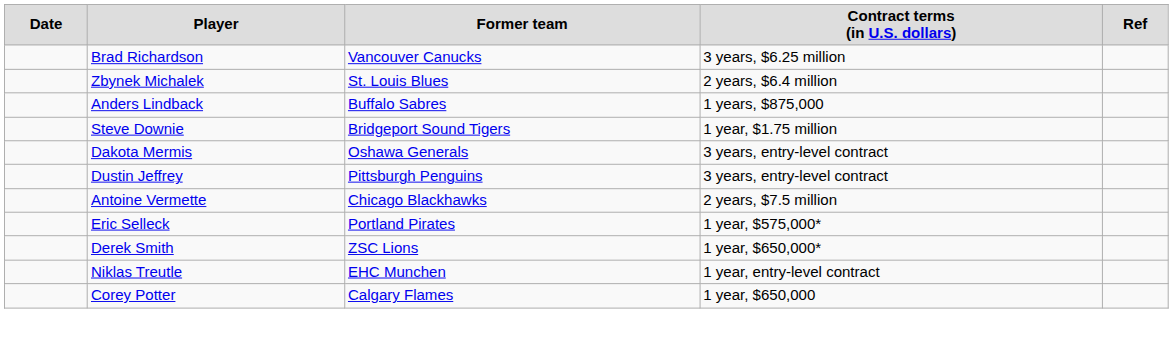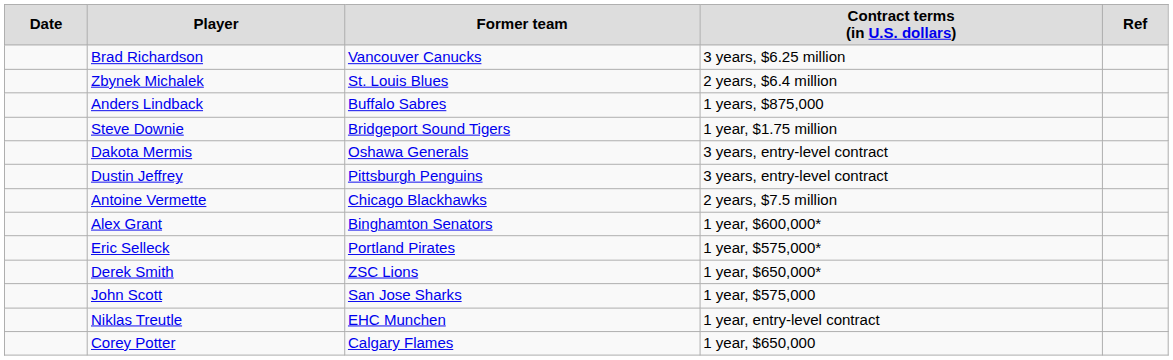+ row: (127, 224)
+ row: (127, 295)
